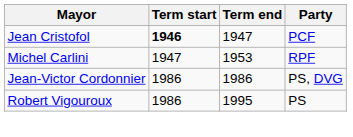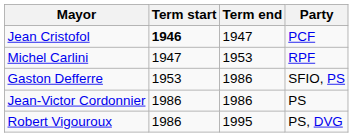+ row: (55, 79)
(316, 79) PS, DVG -> (297, 100) PS
(297, 100) PS -> (316, 121) PS, DVG
